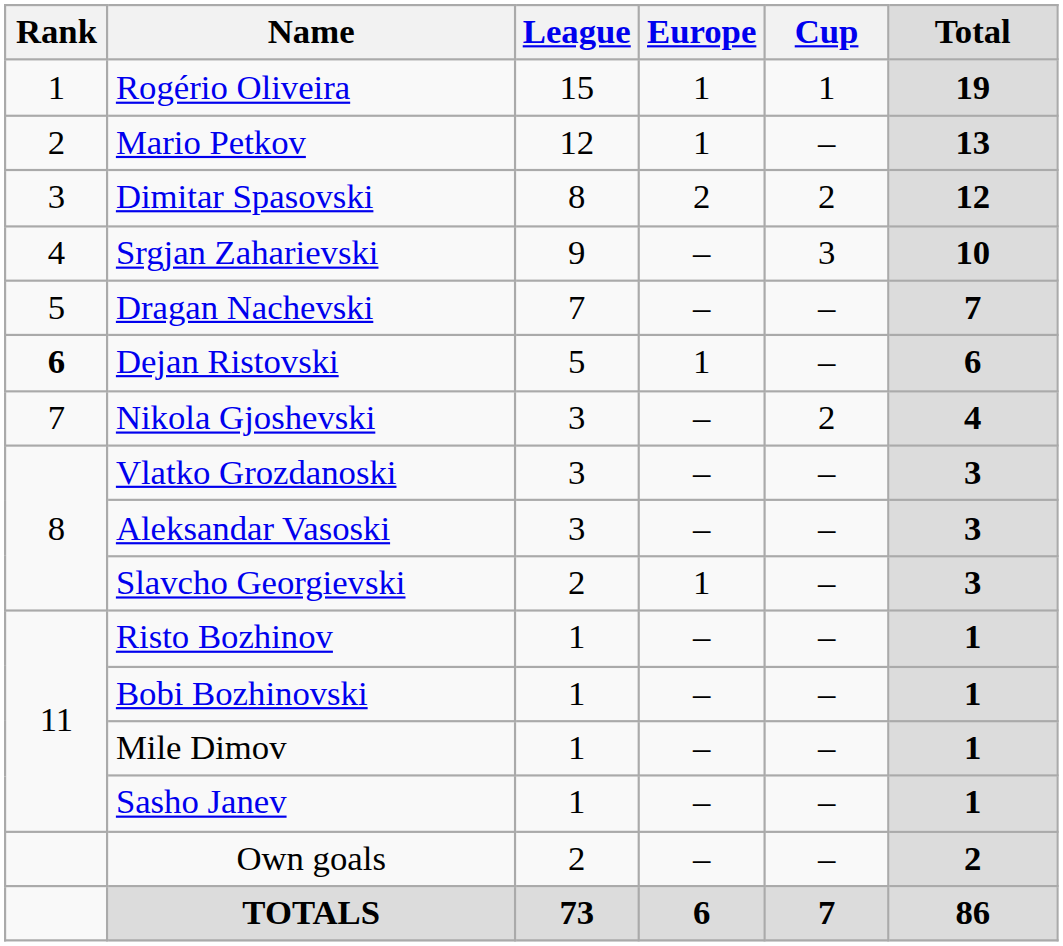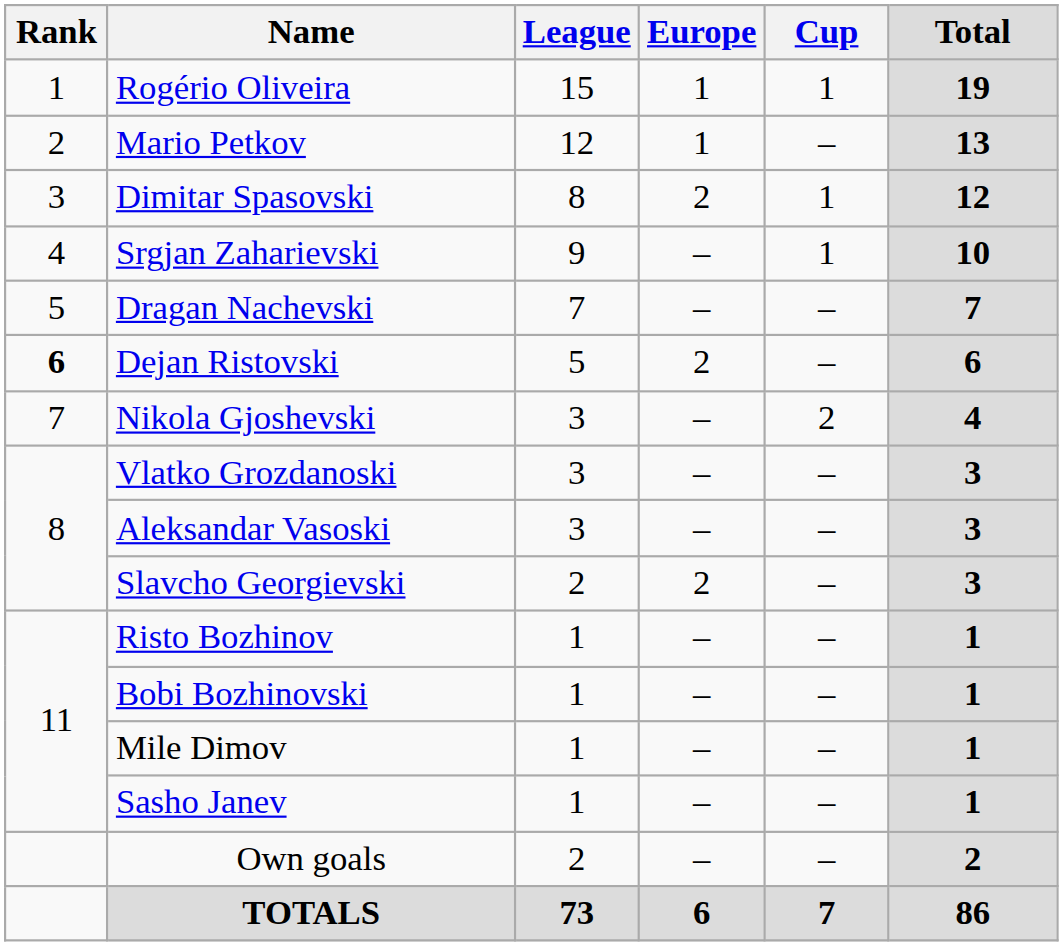(827, 197) 2 -> (827, 197) 1
(827, 252) 3 -> (827, 252) 1
(702, 362) 1 -> (702, 362) 2
(702, 582) 1 -> (702, 582) 2
